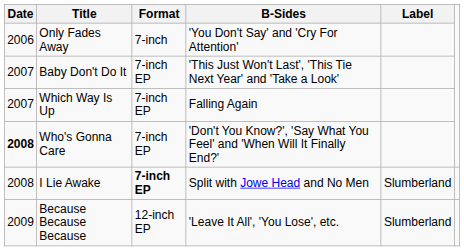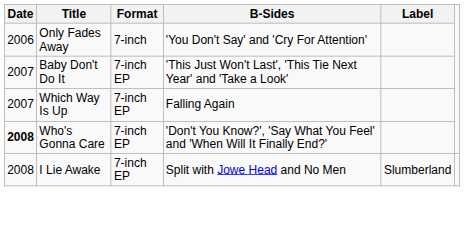(152, 183) bold -> (130, 169) normal
- row: (63, 222)
